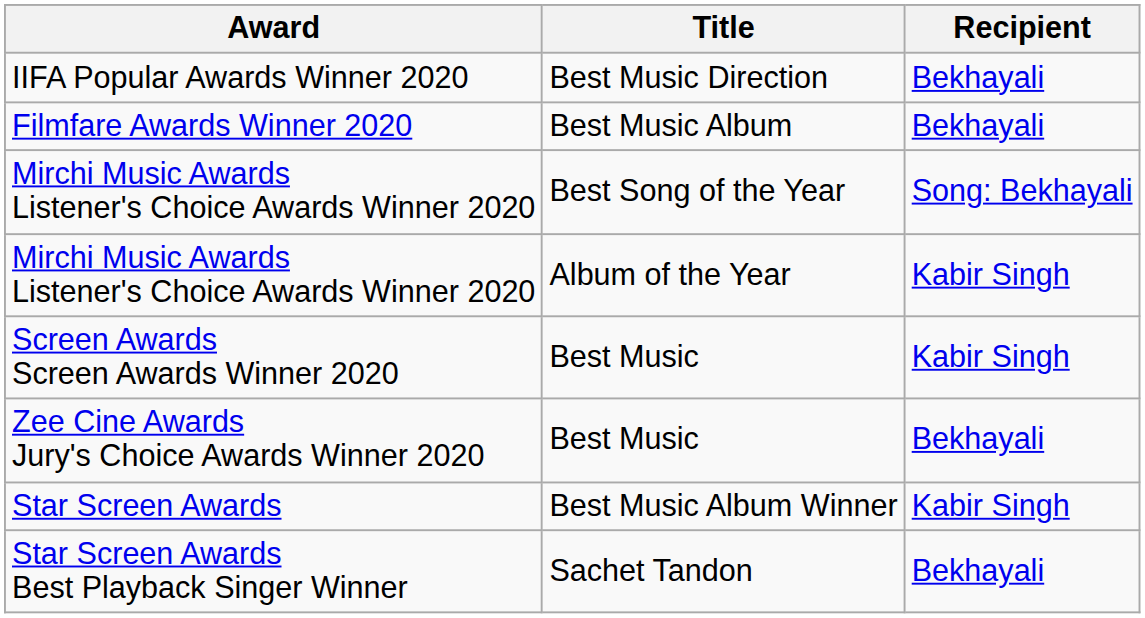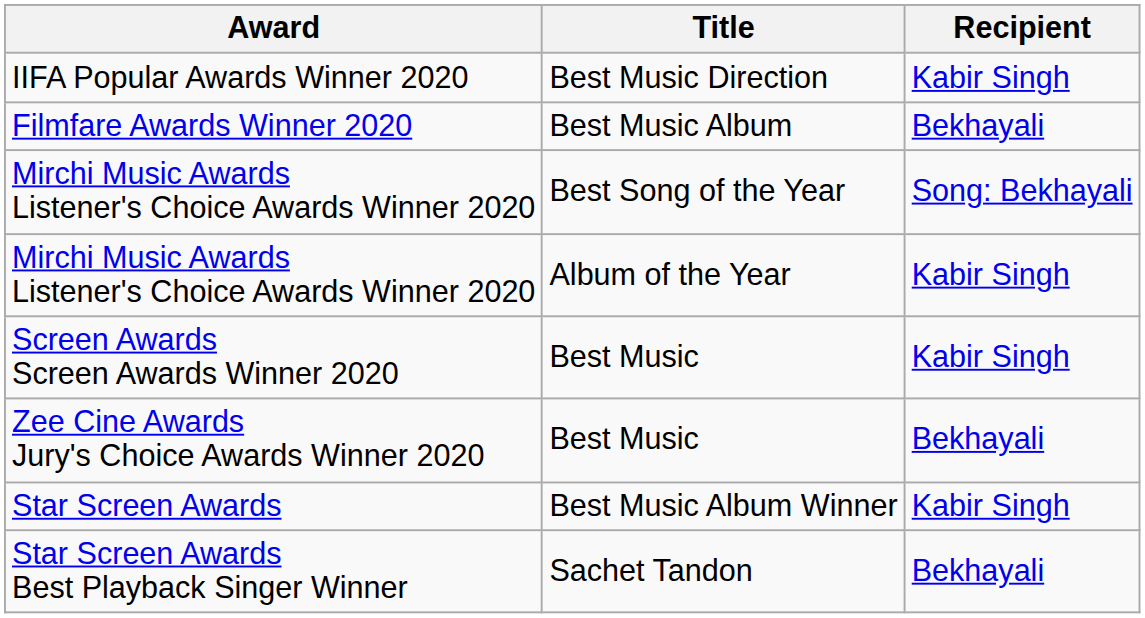(978, 77) Bekhayali -> (991, 77) Kabir Singh
